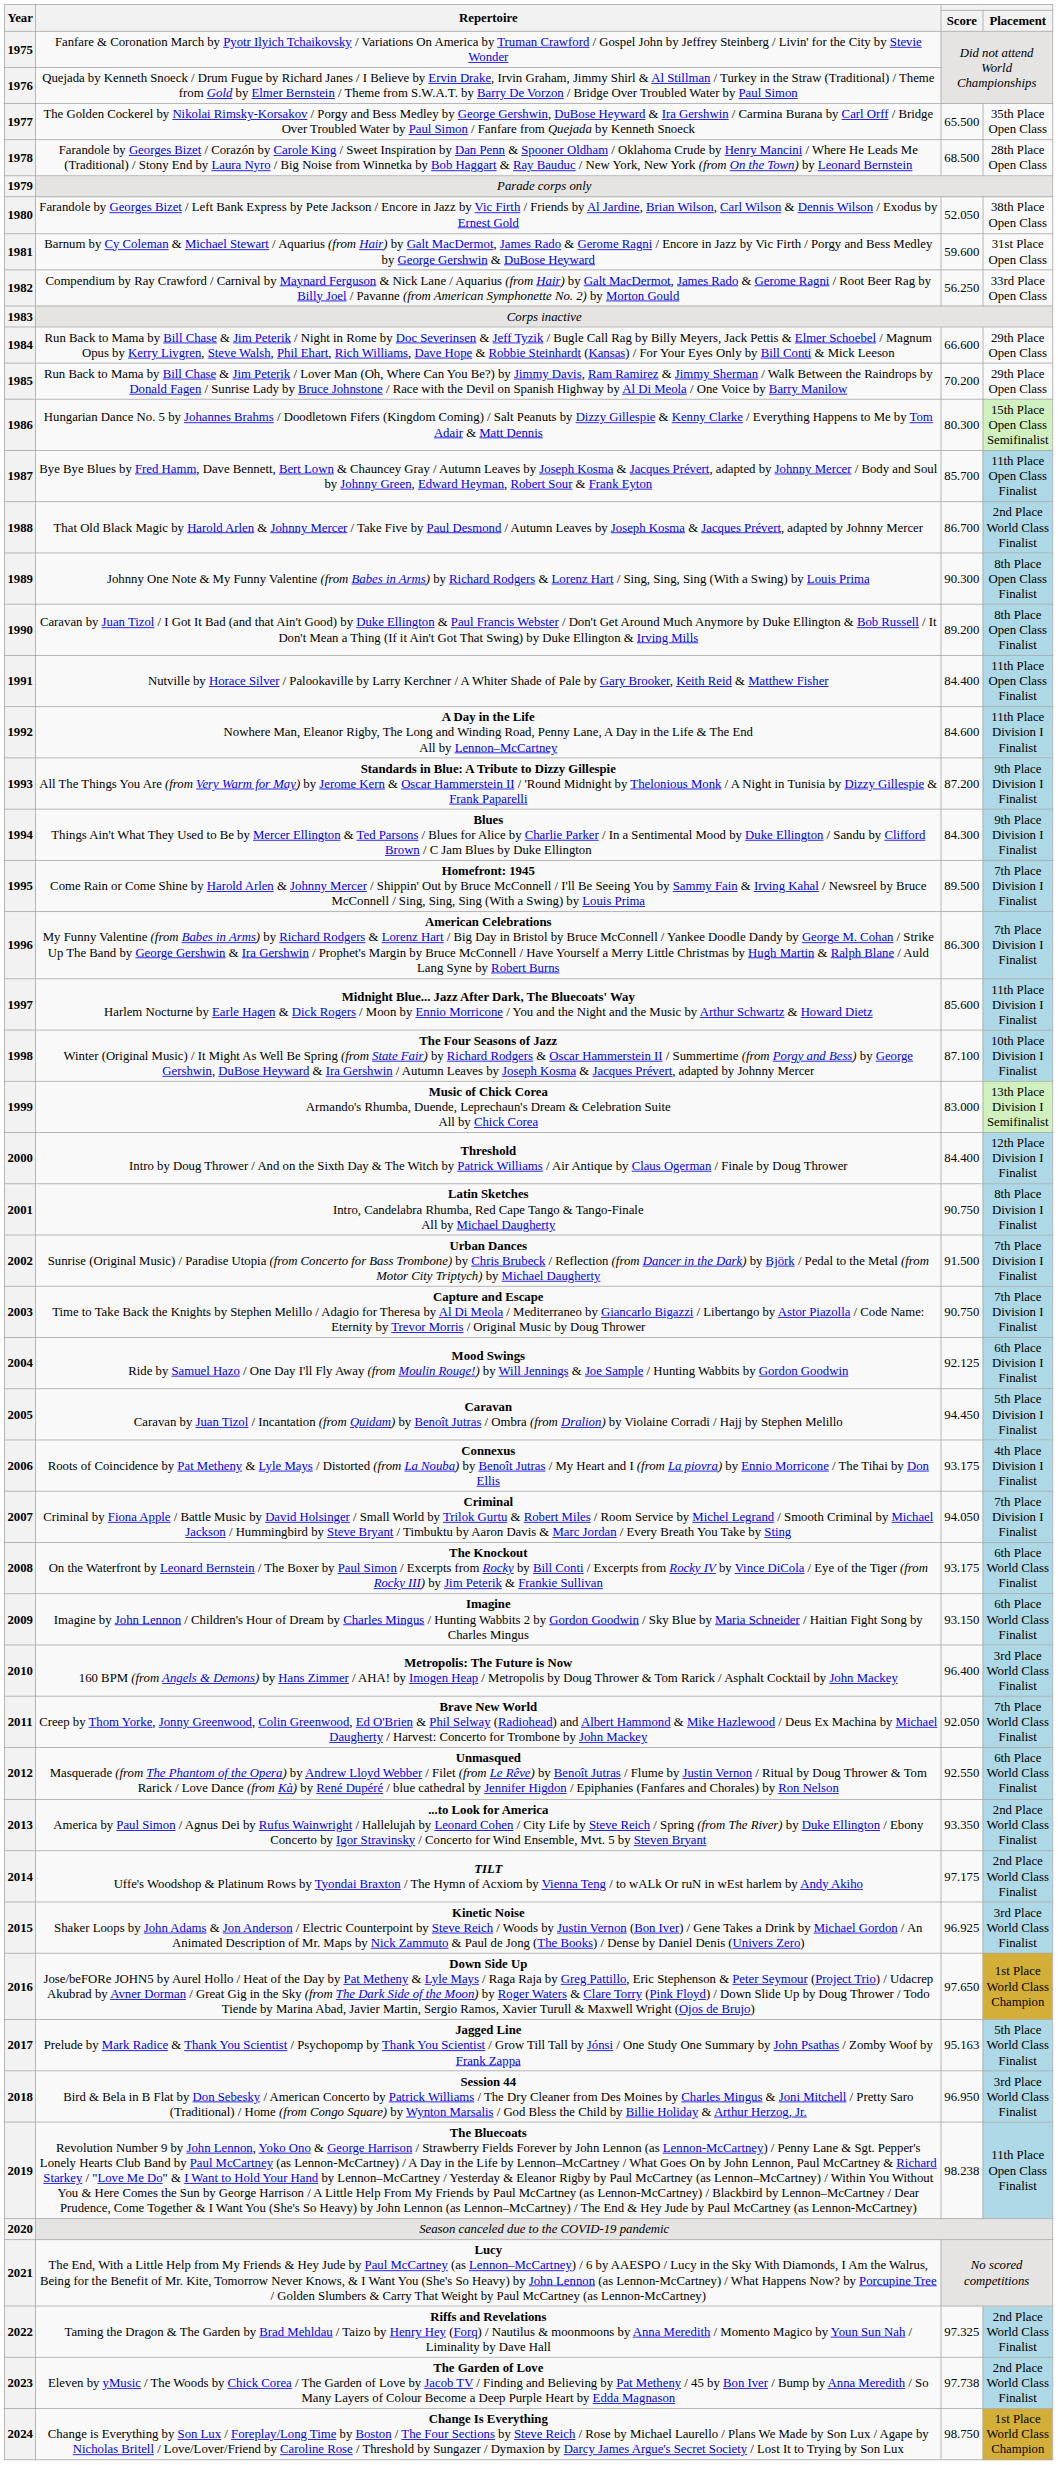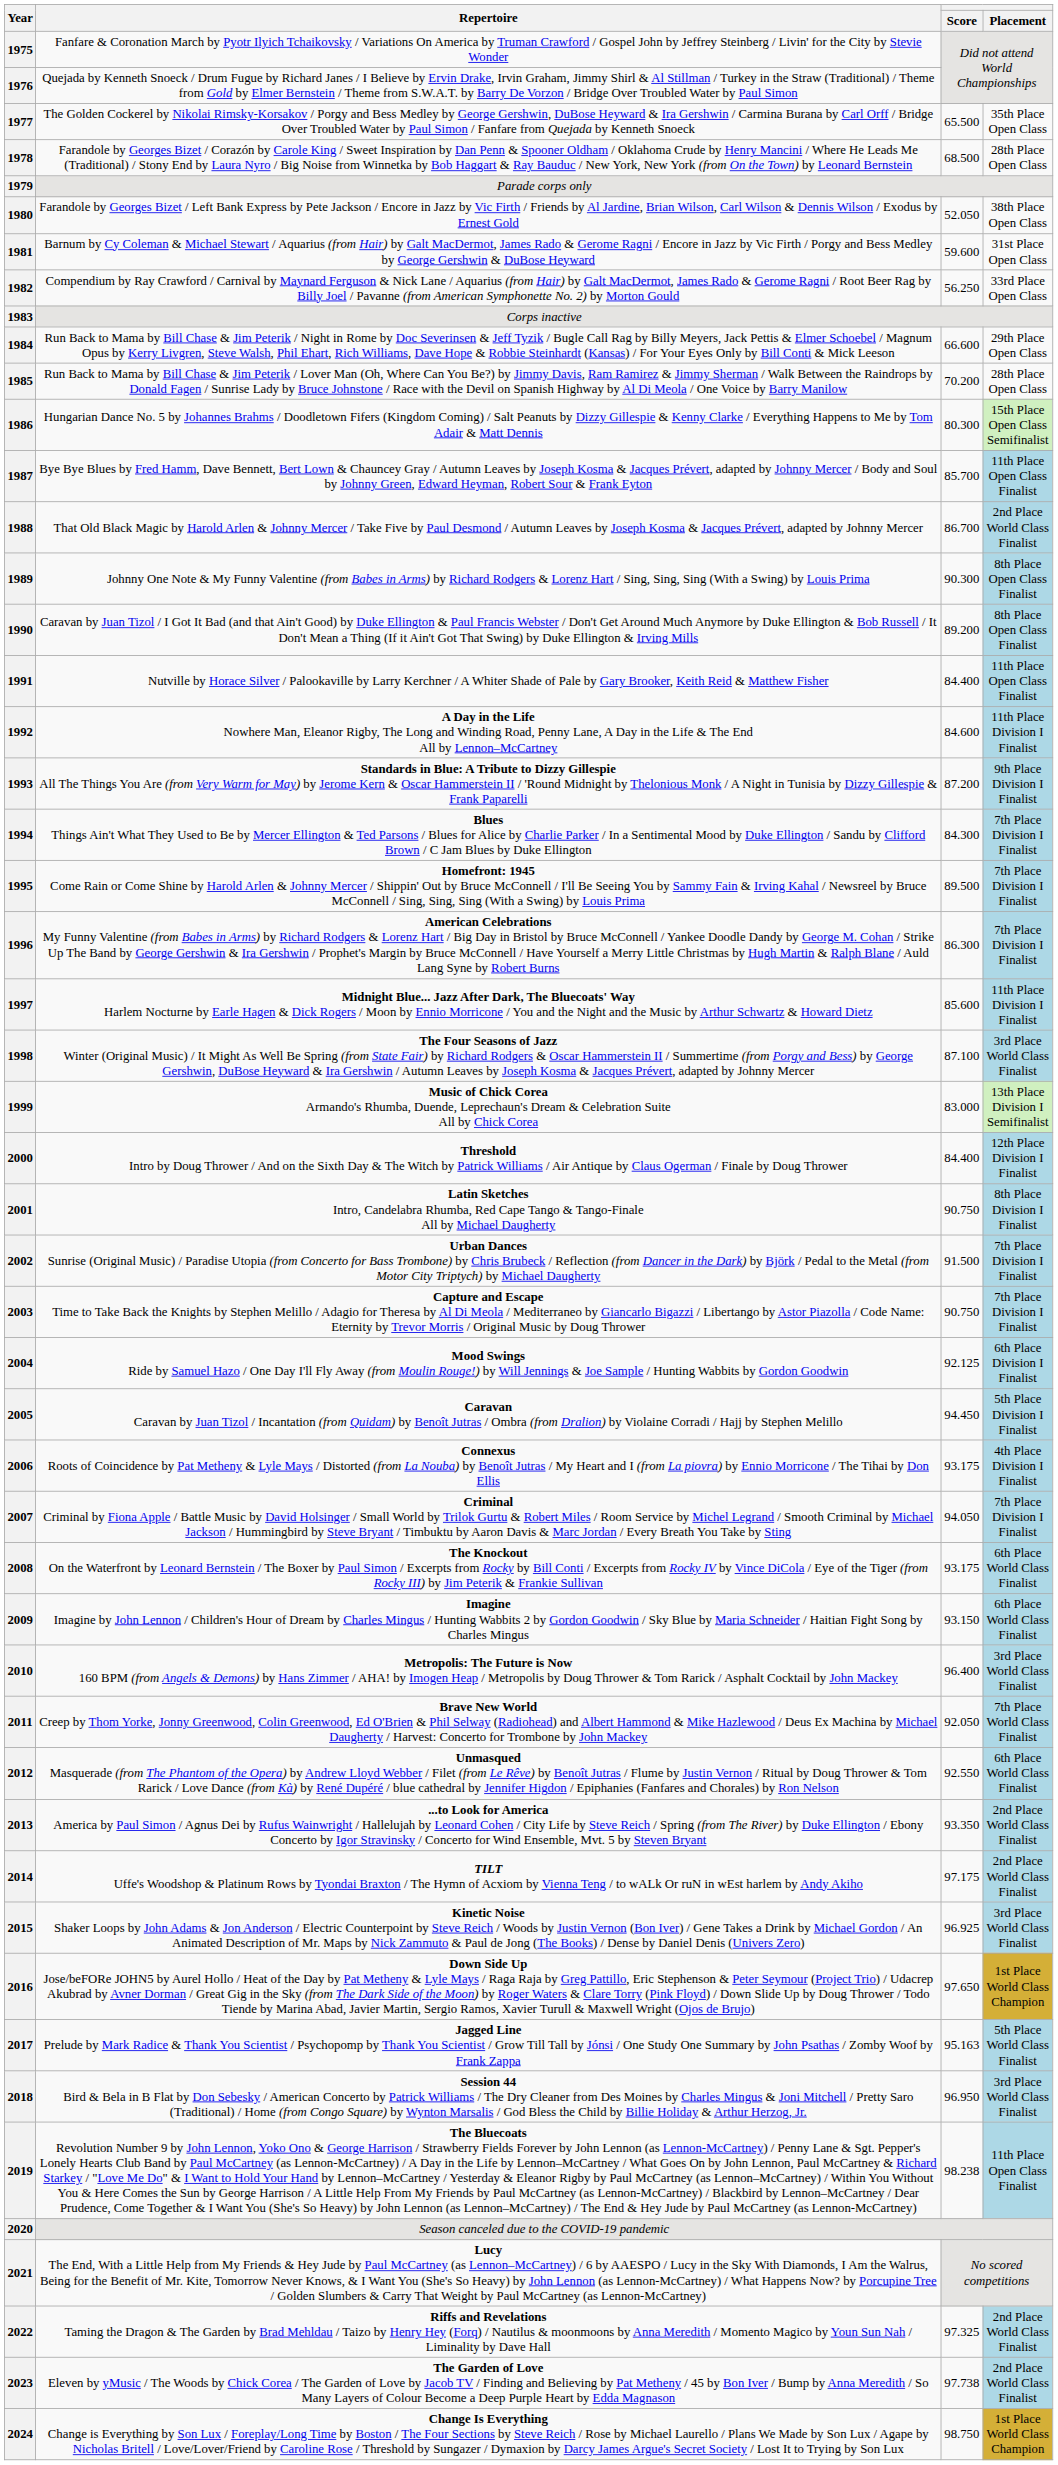(1018, 381) 29th Place Open Class -> (1018, 381) 28th Place Open Class
(1018, 835) 9th Place Division I Finalist -> (1018, 835) 7th Place Division I Finalist
(1018, 1055) 10th Place Division I Finalist -> (1018, 1055) 3rd Place World Class Finalist
